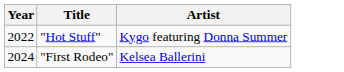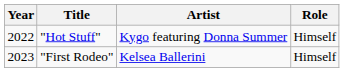+ column: (315, 15)
(21, 57) 2024 -> (21, 57) 2023
